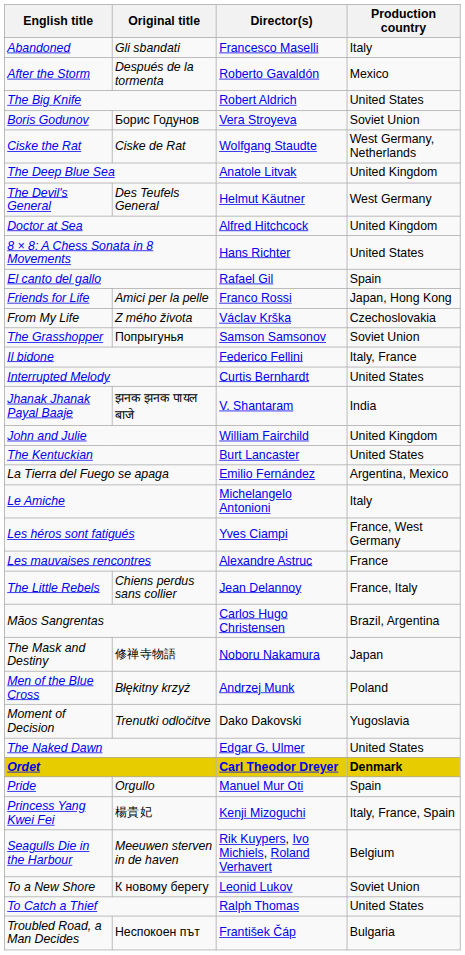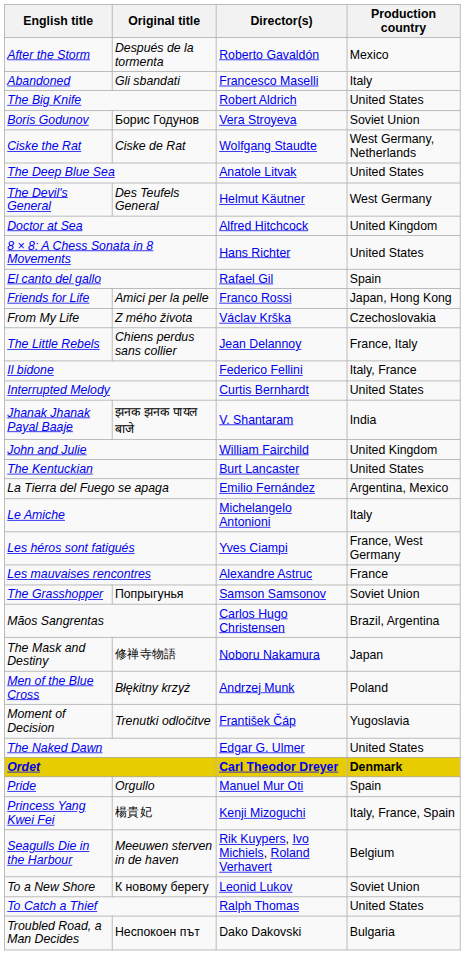rows swapped: (39, 47) <-> (49, 74)
(393, 173) United Kingdom -> (387, 173) United States
rows swapped: (55, 337) <-> (53, 587)
(260, 721) Dako Dakovski -> (257, 721) František Čáp
(257, 932) František Čáp -> (260, 932) Dako Dakovski
